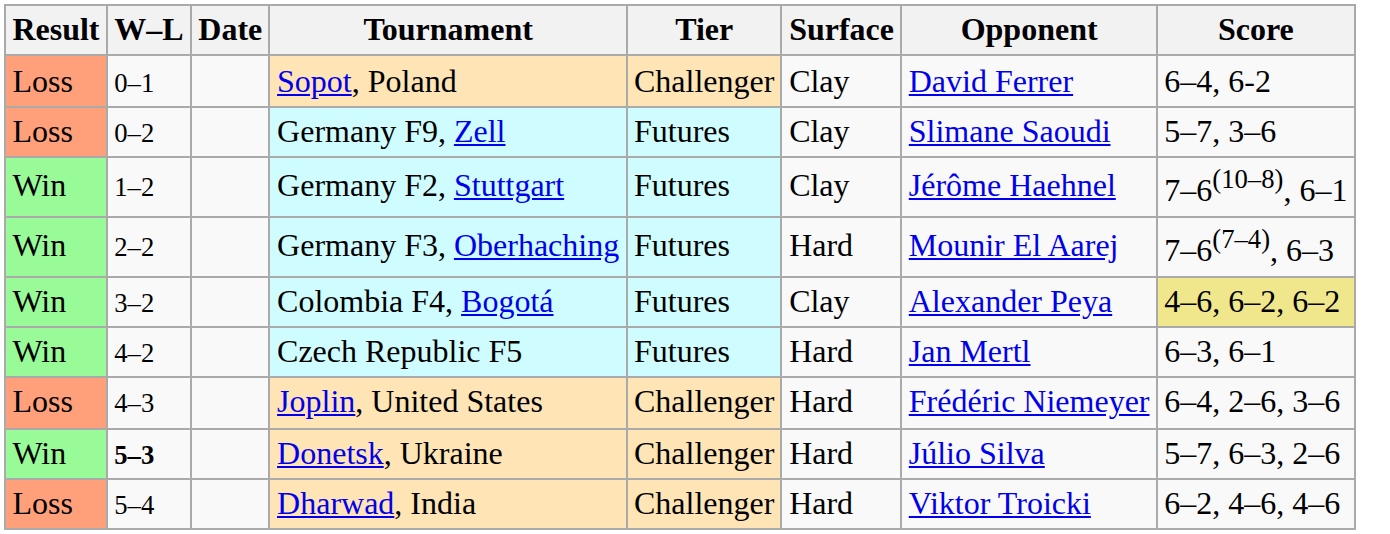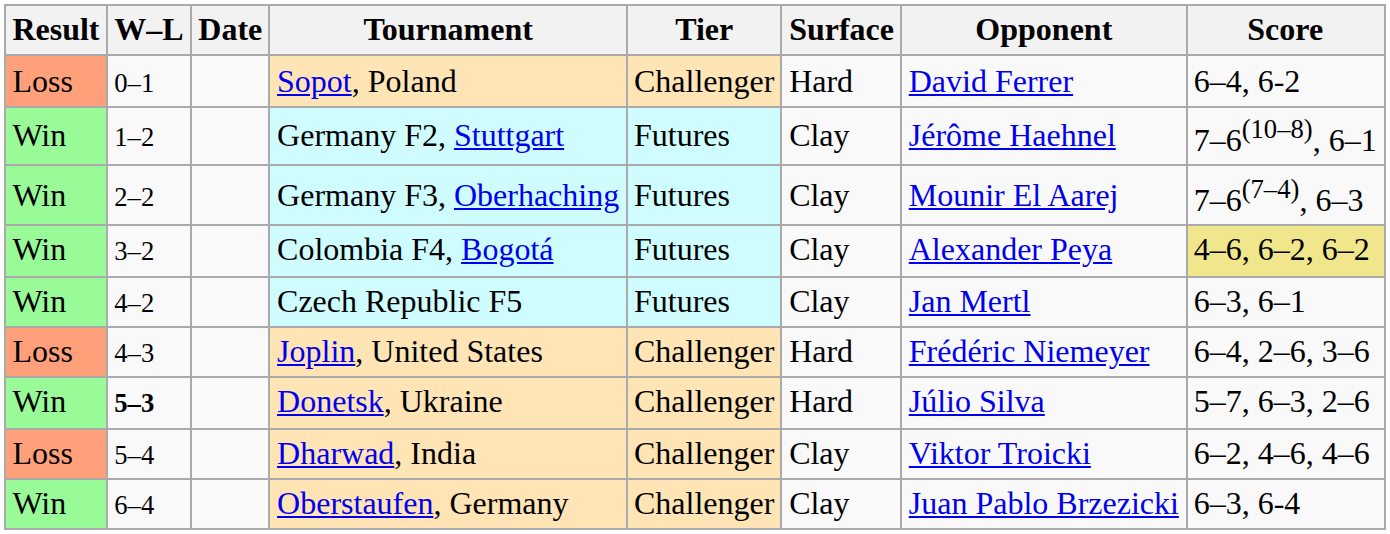(819, 80) Clay -> (821, 80) Hard
- row: (391, 131)
(821, 245) Hard -> (819, 195) Clay
(821, 351) Hard -> (819, 300) Clay
(821, 503) Hard -> (819, 453) Clay
+ row: (423, 503)
